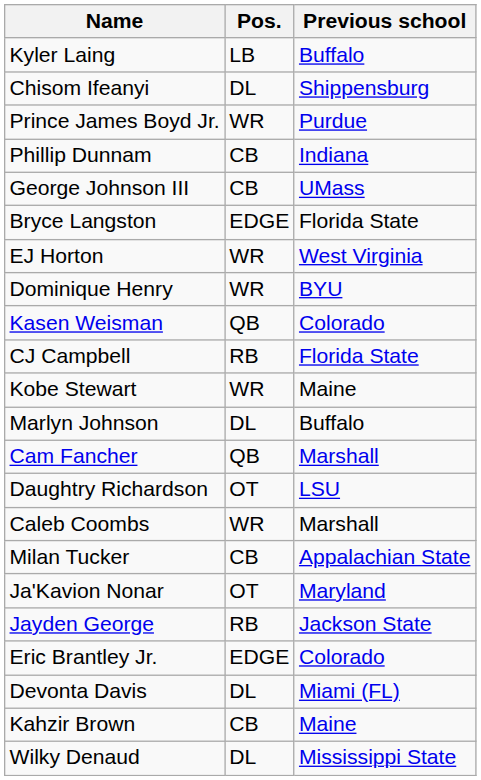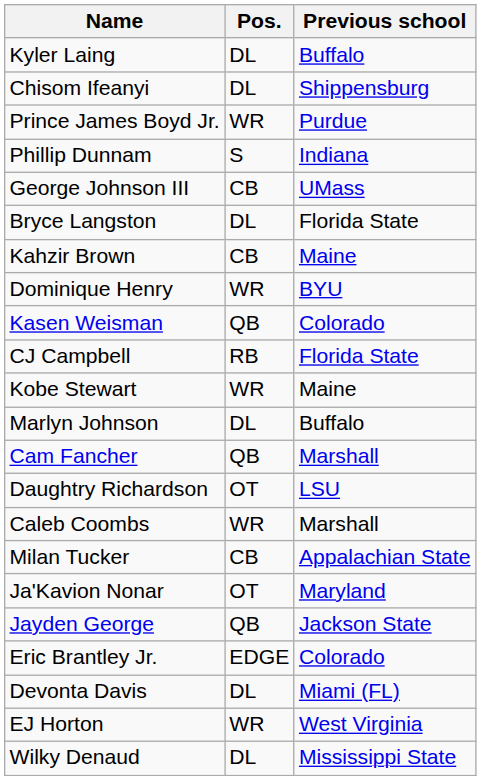(242, 54) LB -> (243, 54) DL
(244, 155) CB -> (236, 155) S
(259, 222) EDGE -> (243, 222) DL
rows swapped: (72, 724) <-> (56, 255)
(244, 624) RB -> (245, 624) QB
